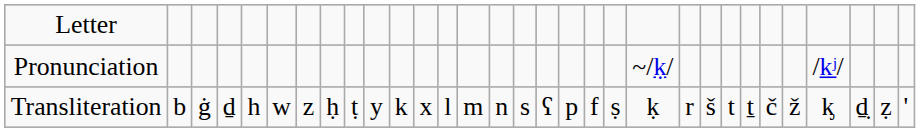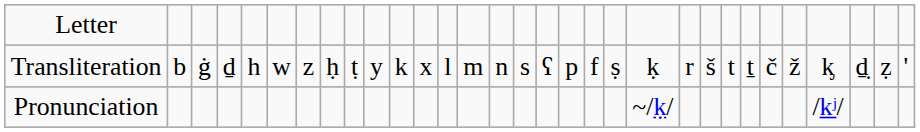rows swapped: (86, 106) <-> (86, 65)
